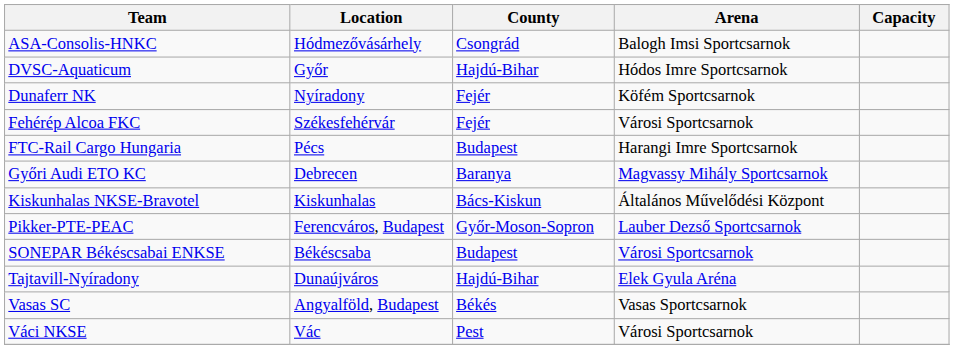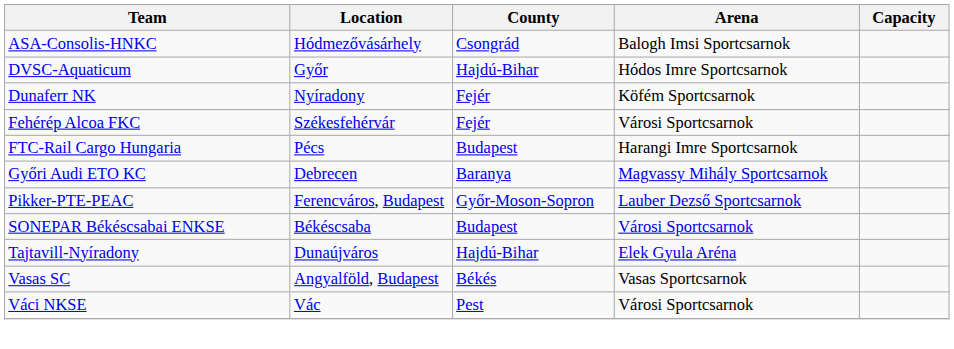- row: (104, 200)
